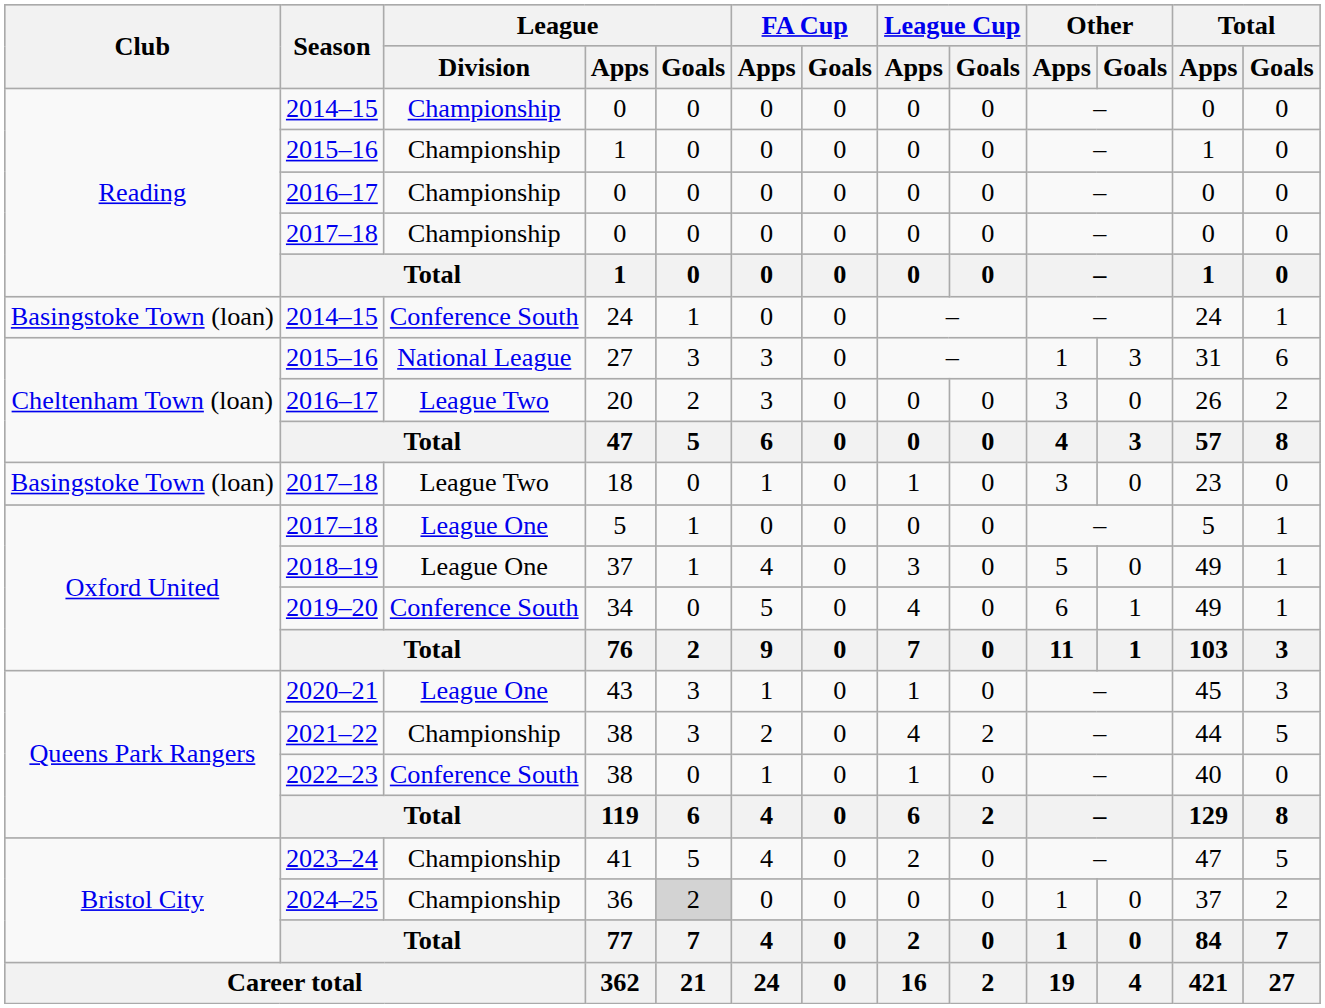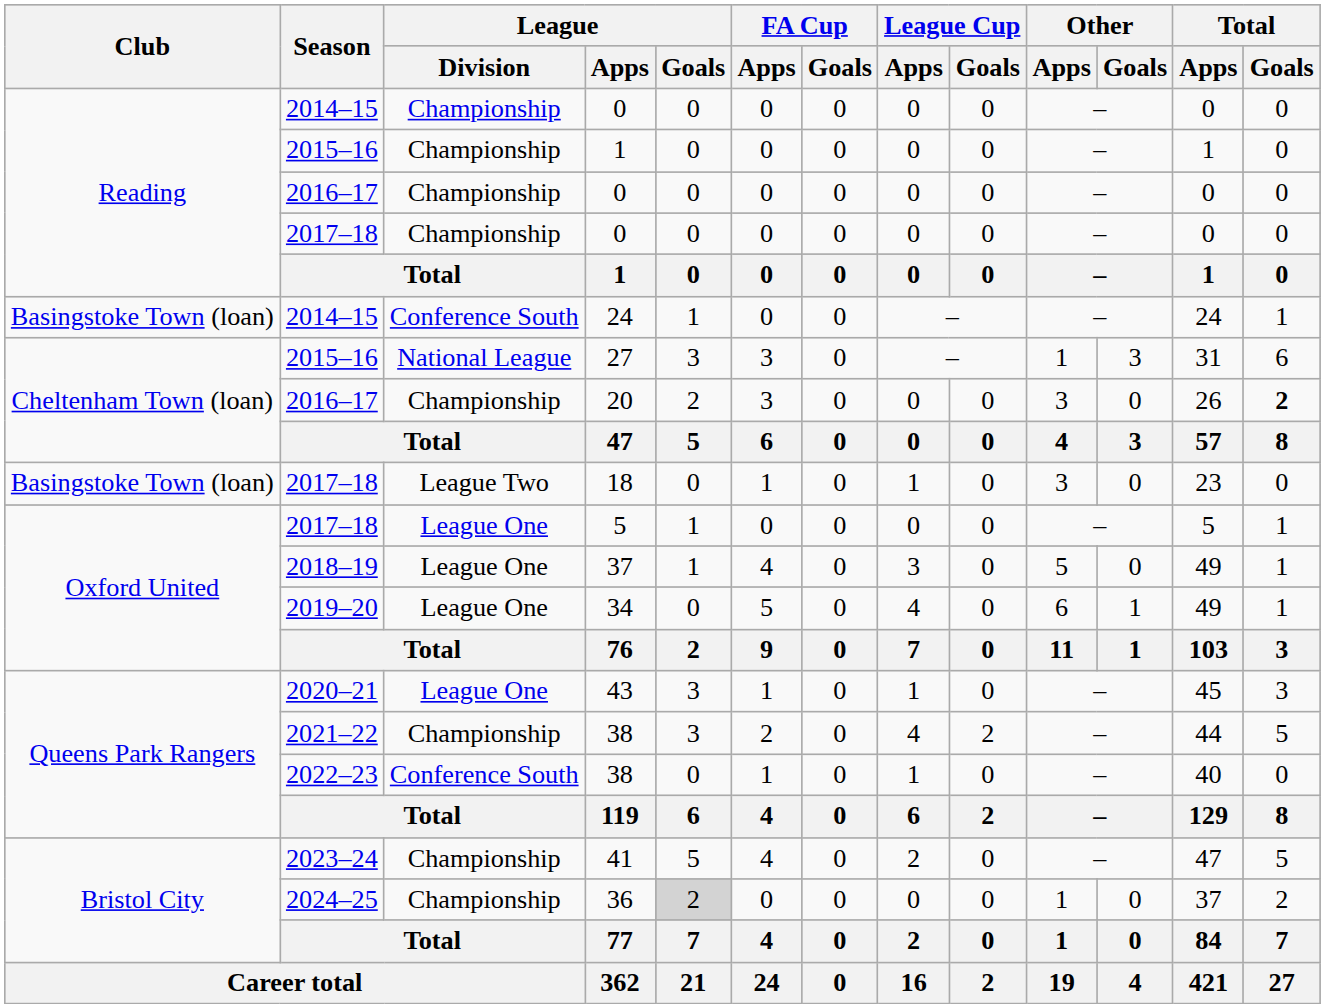(484, 399) League Two -> (484, 399) Championship
(1282, 399) normal -> (1282, 399) bold
(484, 607) Conference South -> (484, 607) League One
